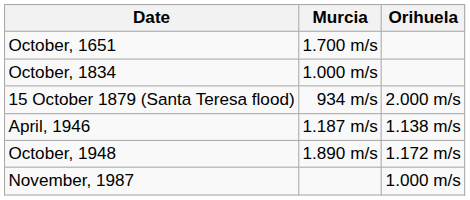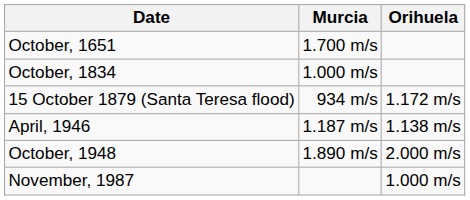(423, 99) 2.000 m/s -> (423, 99) 1.172 m/s
(423, 153) 1.172 m/s -> (423, 153) 2.000 m/s
